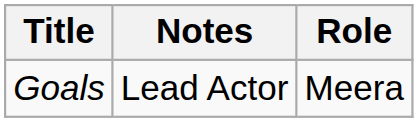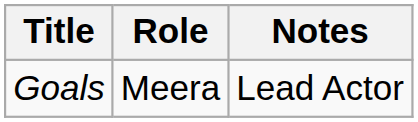columns swapped: (354, 32) <-> (205, 32)
